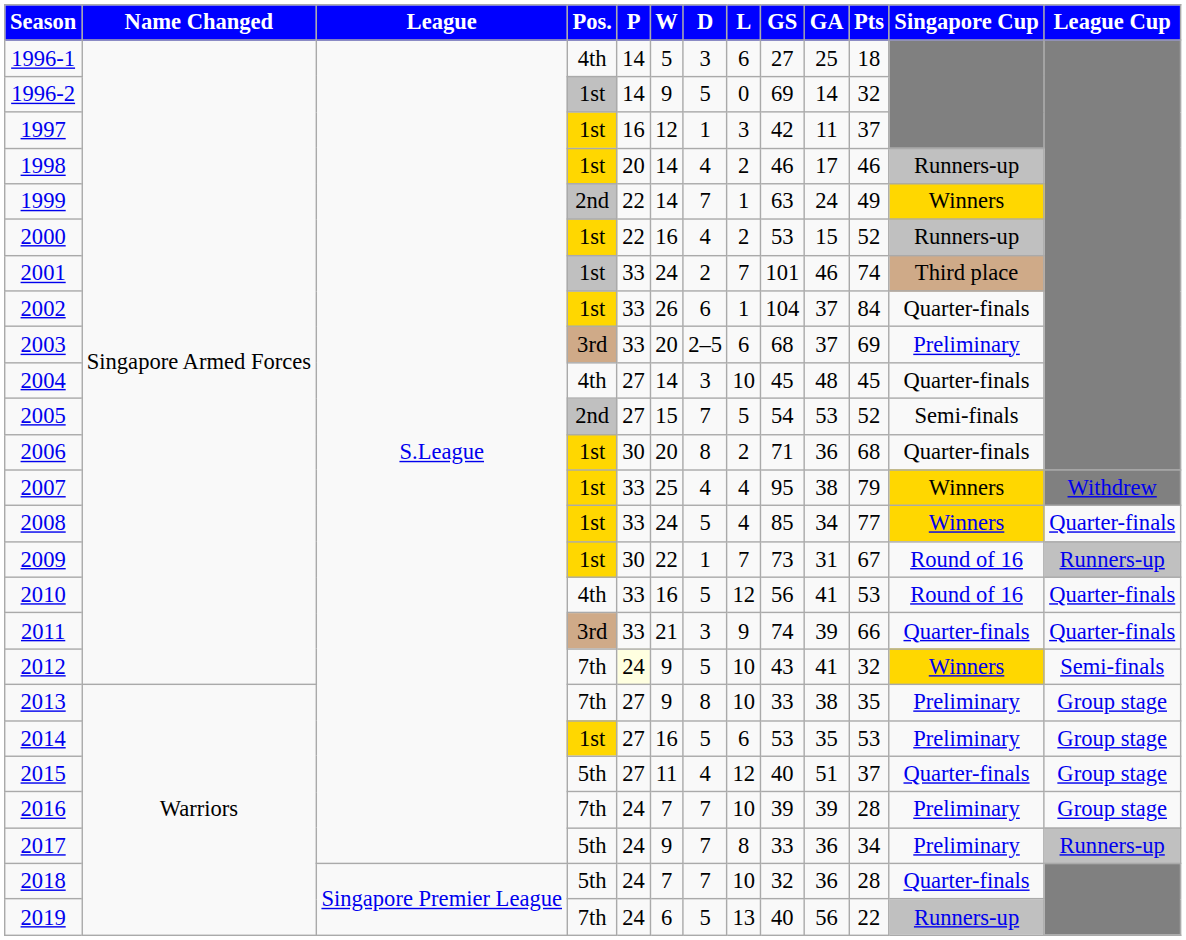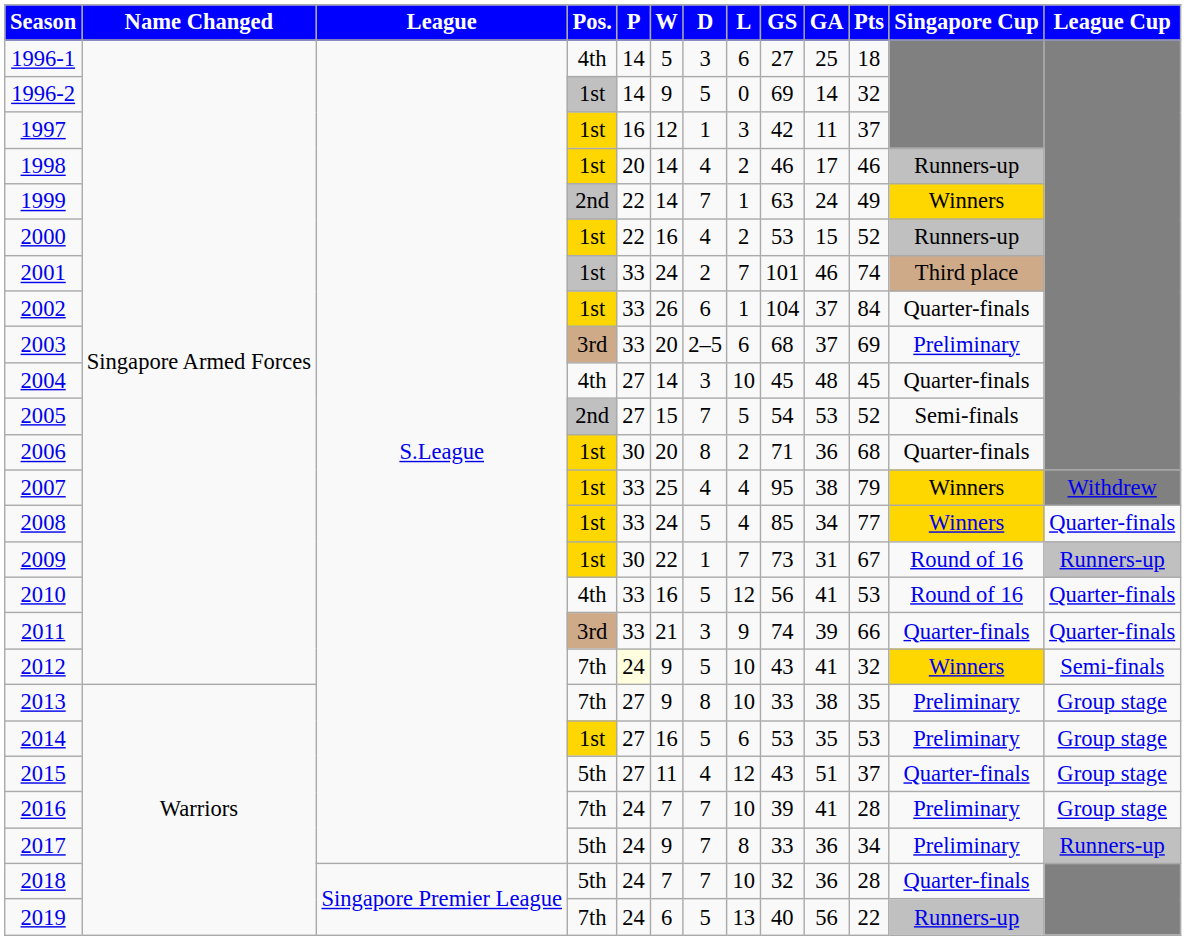(782, 773) 40 -> (782, 773) 43
(827, 809) 39 -> (827, 809) 41
